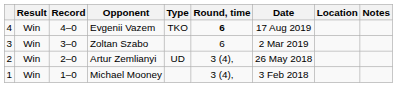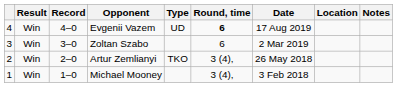(178, 28) TKO -> (178, 28) UD
(178, 59) UD -> (178, 59) TKO
